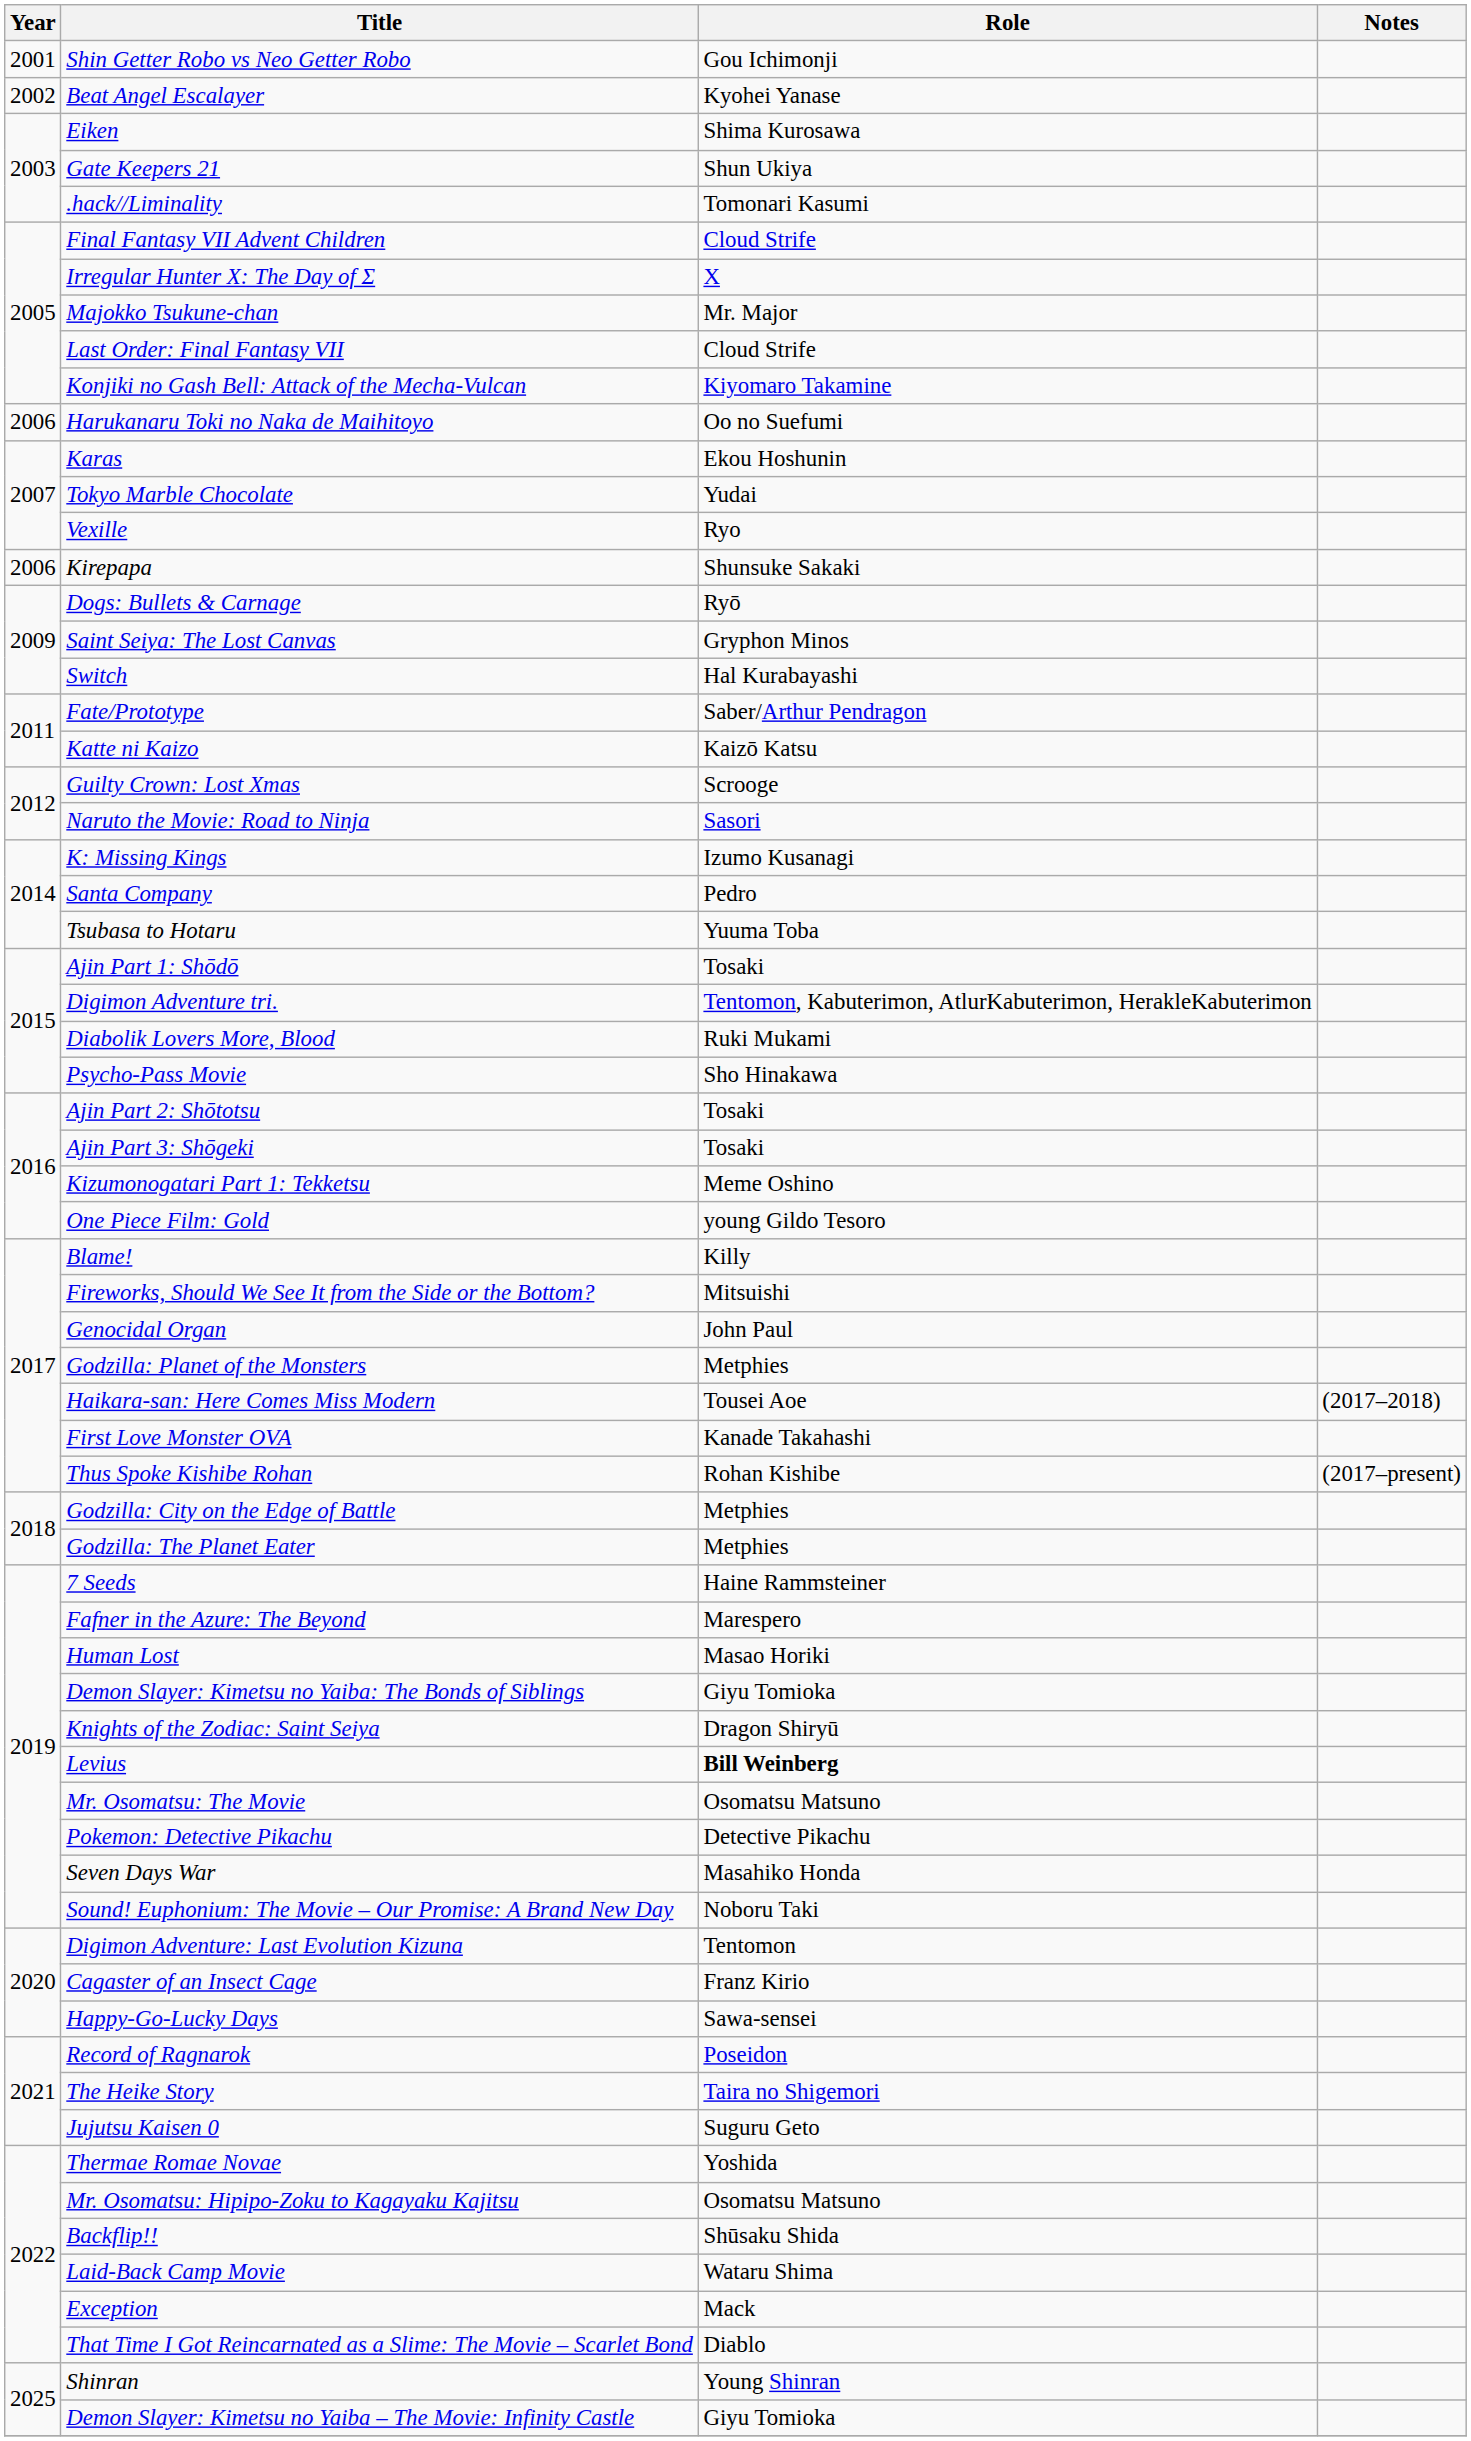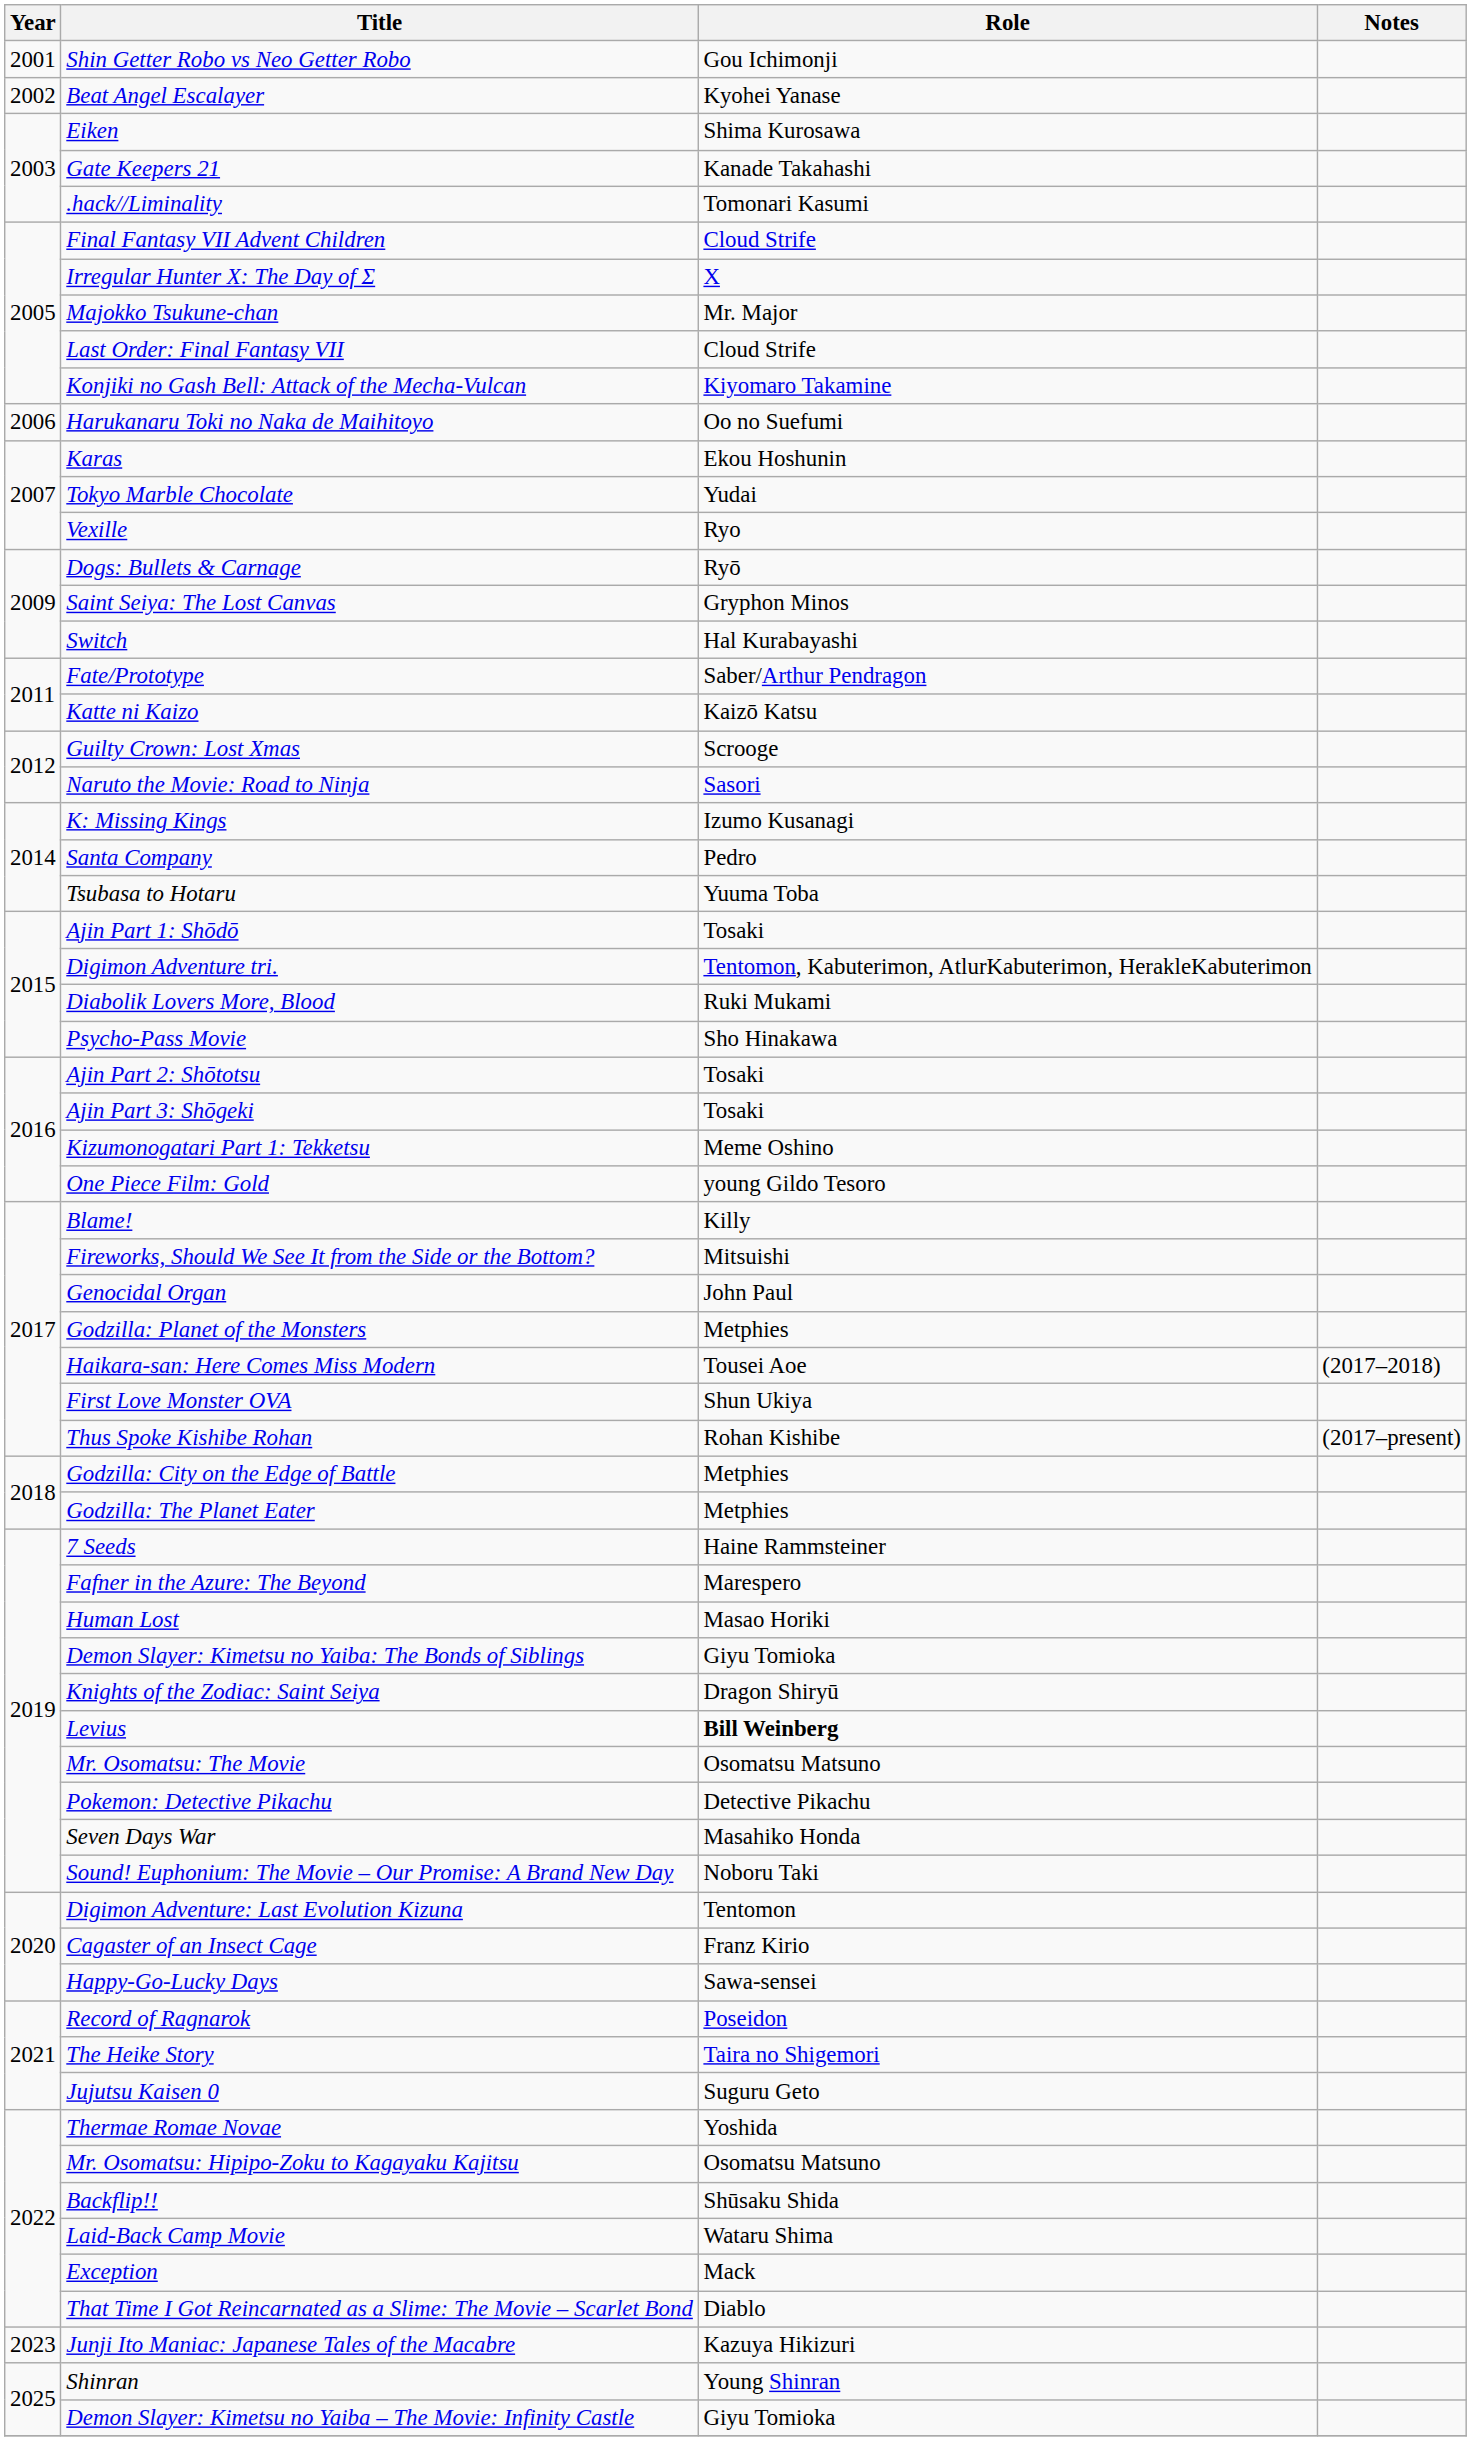(758, 167) Shun Ukiya -> (787, 167) Kanade Takahashi
- row: (109, 566)
(787, 1437) Kanade Takahashi -> (758, 1401) Shun Ukiya
+ row: (291, 2344)
